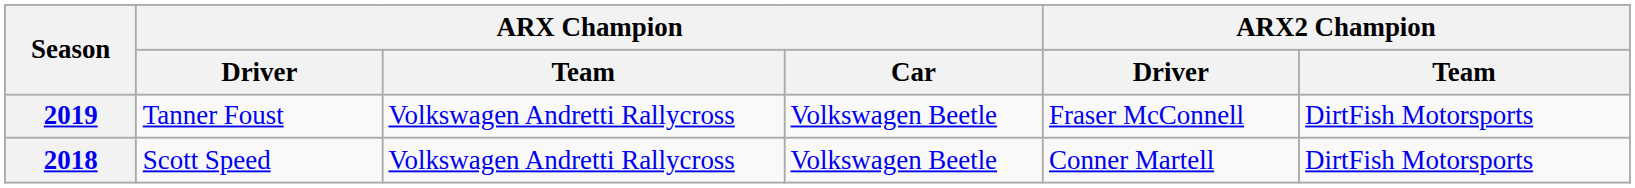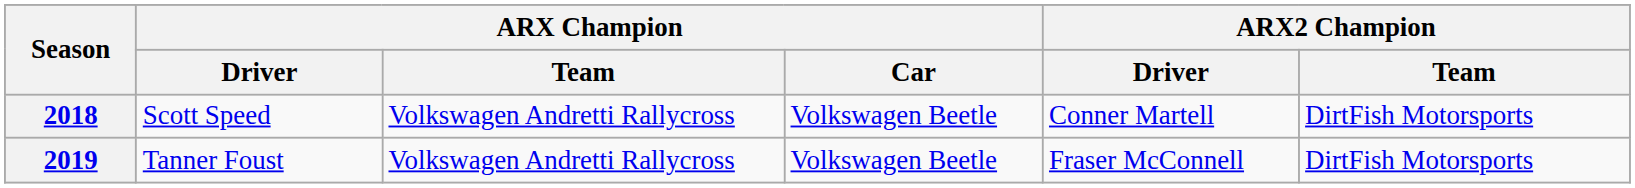rows swapped: (71, 160) <-> (71, 115)
